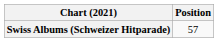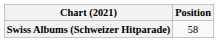(193, 29) 57 -> (193, 29) 58
